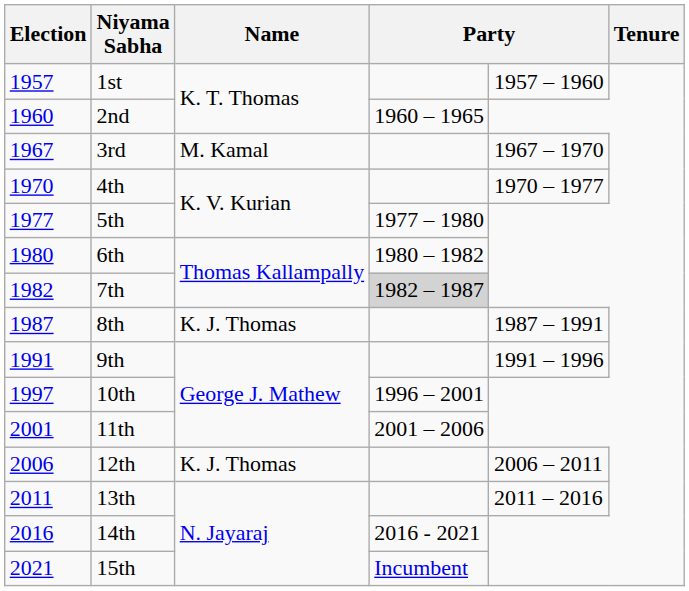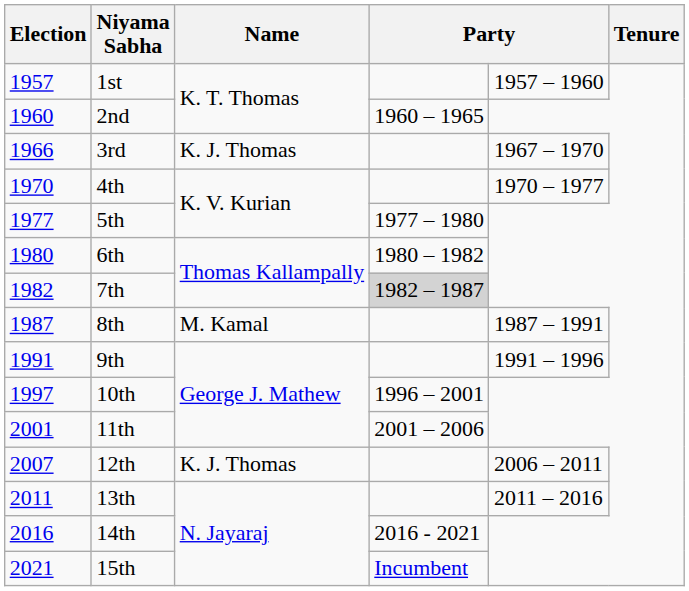(32, 150) 1967 -> (32, 150) 1966
(224, 150) M. Kamal -> (238, 150) K. J. Thomas
(238, 324) K. J. Thomas -> (224, 324) M. Kamal
(32, 463) 2006 -> (32, 463) 2007
